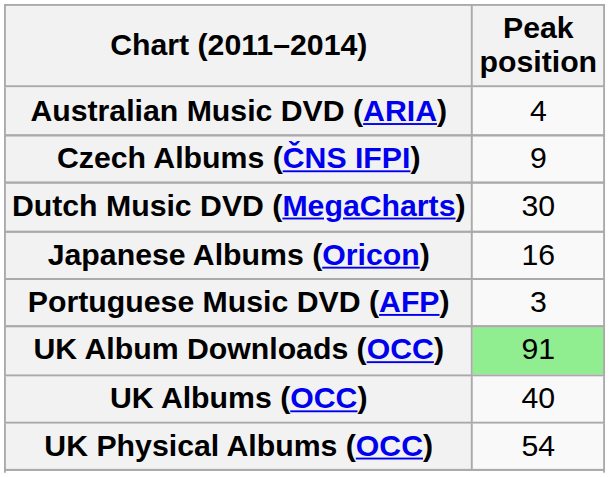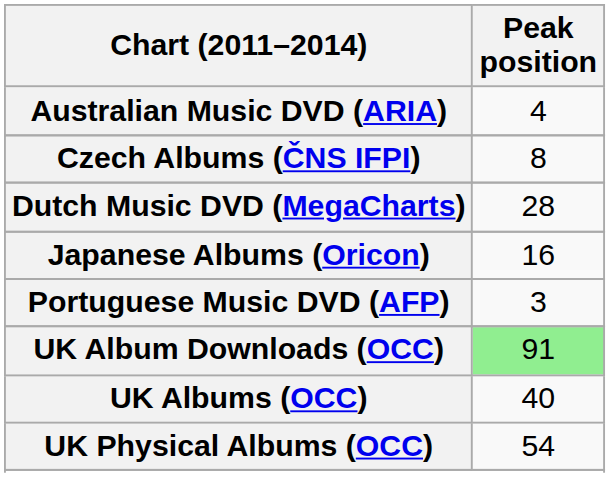(538, 158) 9 -> (538, 158) 8
(538, 206) 30 -> (538, 206) 28
